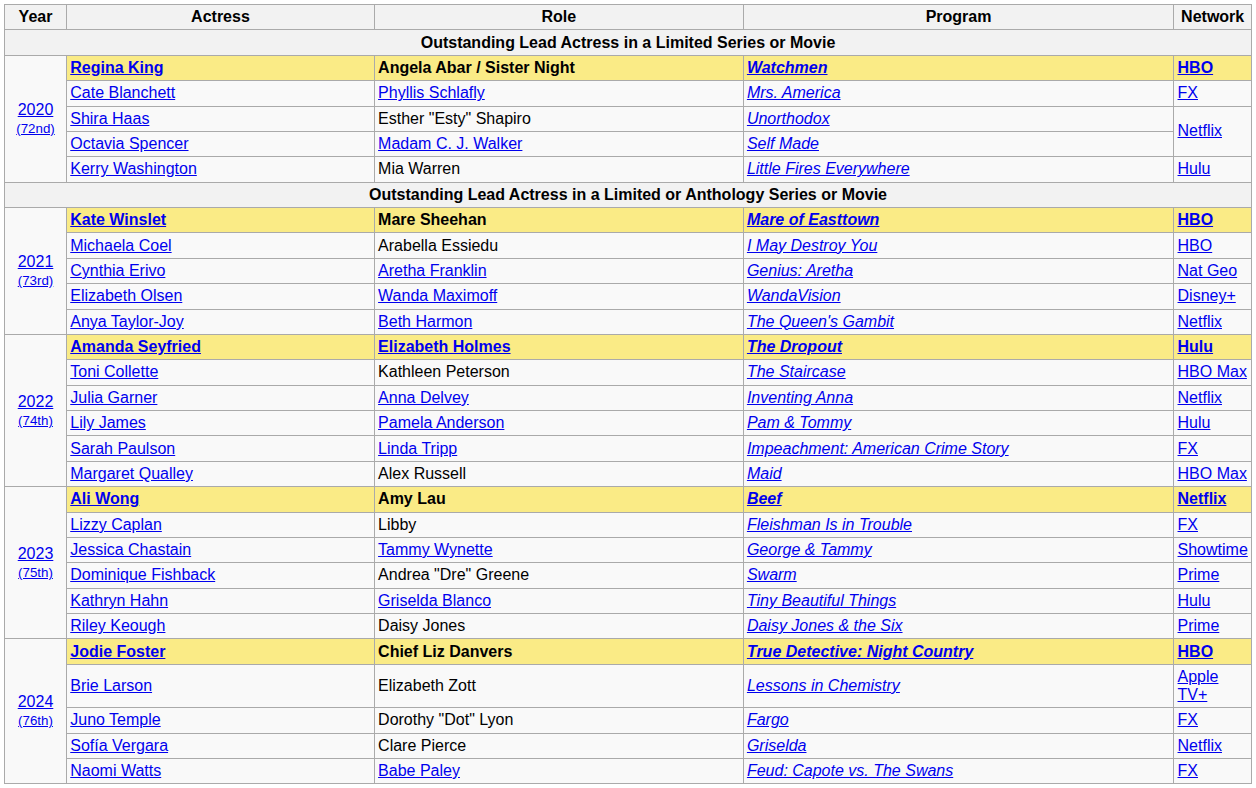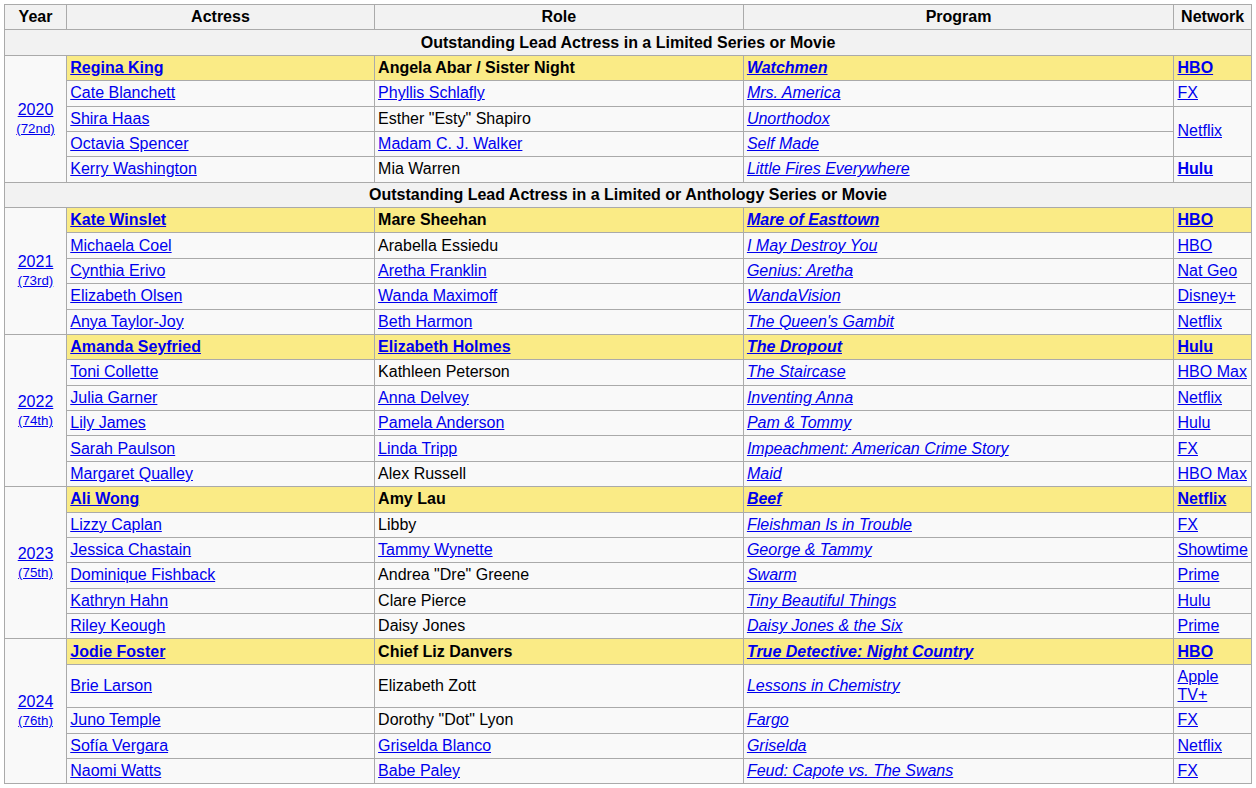(1194, 169) normal -> (1195, 169) bold
(435, 600) Griselda Blanco -> (422, 600) Clare Pierce
(422, 745) Clare Pierce -> (435, 745) Griselda Blanco
